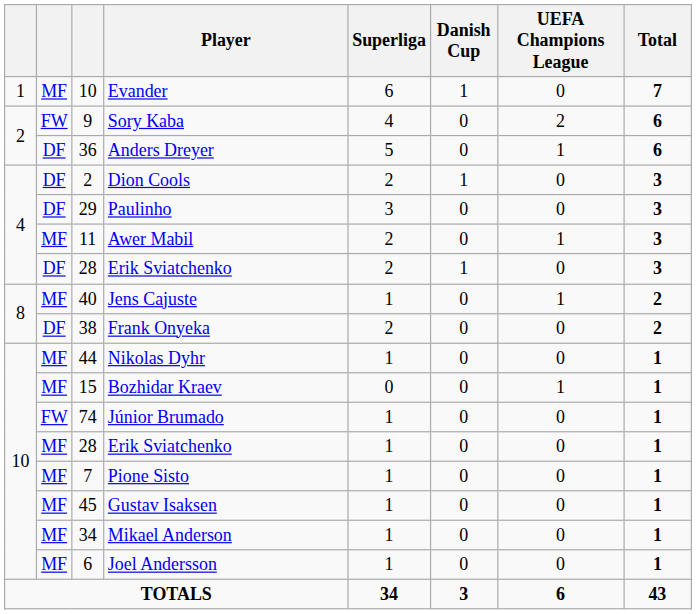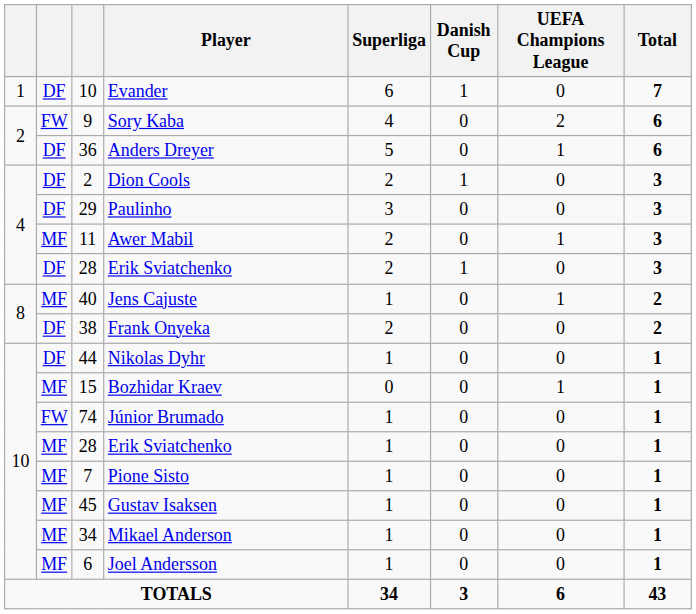(54, 91) MF -> (54, 91) DF
(54, 357) MF -> (54, 357) DF
